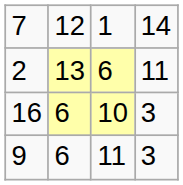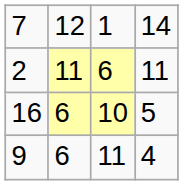(70, 69) 13 -> (69, 69) 11
(148, 113) 3 -> (148, 113) 5
(148, 156) 3 -> (148, 156) 4
